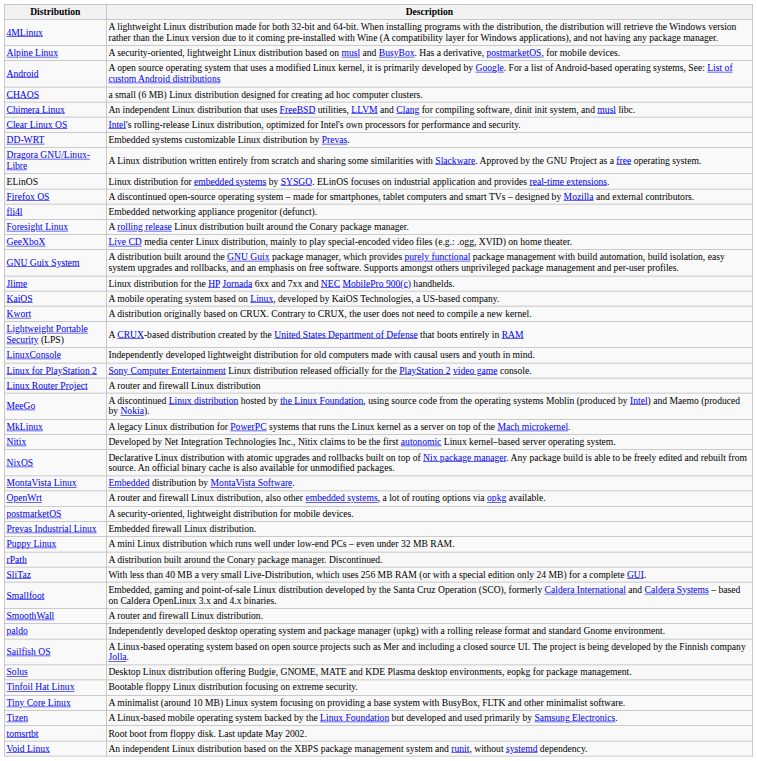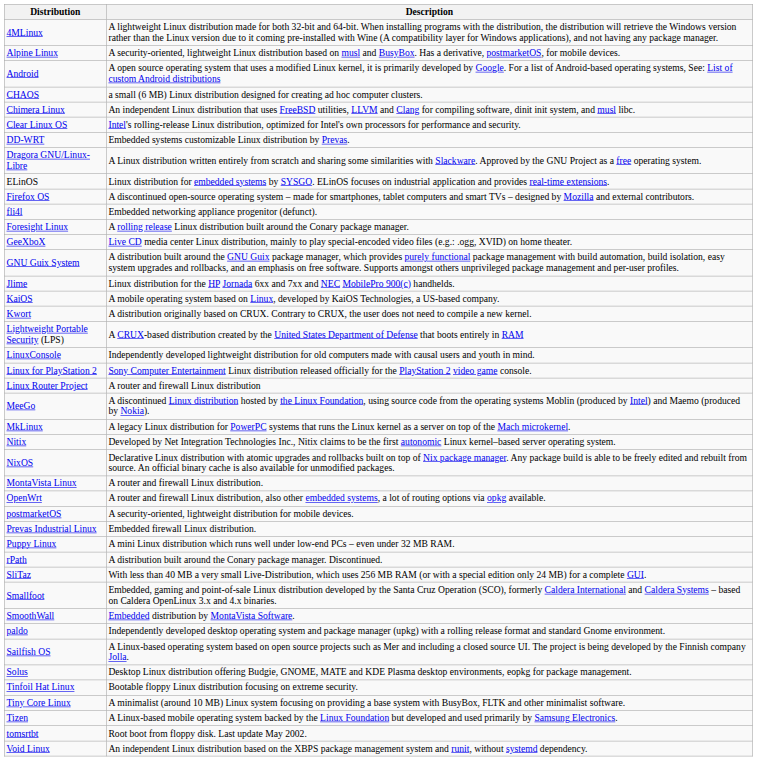(202, 483) Embedded distribution by MontaVista Software. -> (186, 483) A router and firewall Linux distribution.
(186, 616) A router and firewall Linux distribution. -> (202, 616) Embedded distribution by MontaVista Software.
